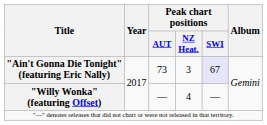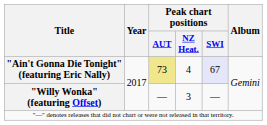(162, 70) no background -> (162, 70) khaki background
(189, 70) 3 -> (189, 70) 4
(189, 96) 4 -> (189, 96) 3
